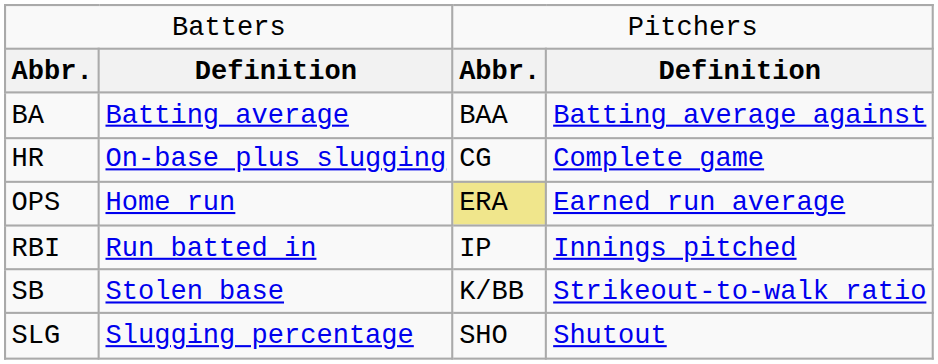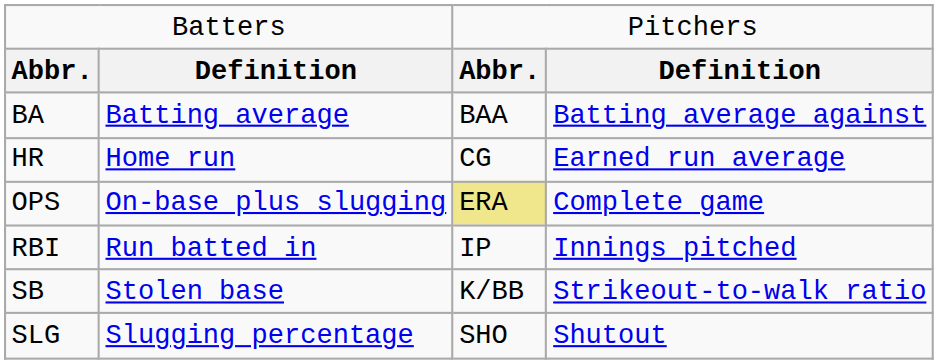(276, 159) On-base plus slugging -> (170, 159) Home run
(659, 159) Complete game -> (699, 159) Earned run average
(170, 203) Home run -> (276, 203) On-base plus slugging
(699, 203) Earned run average -> (659, 203) Complete game
